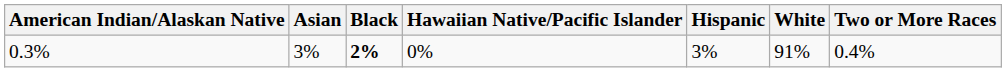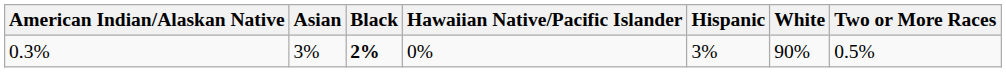(792, 50) 91% -> (792, 50) 90%
(855, 50) 0.4% -> (855, 50) 0.5%
